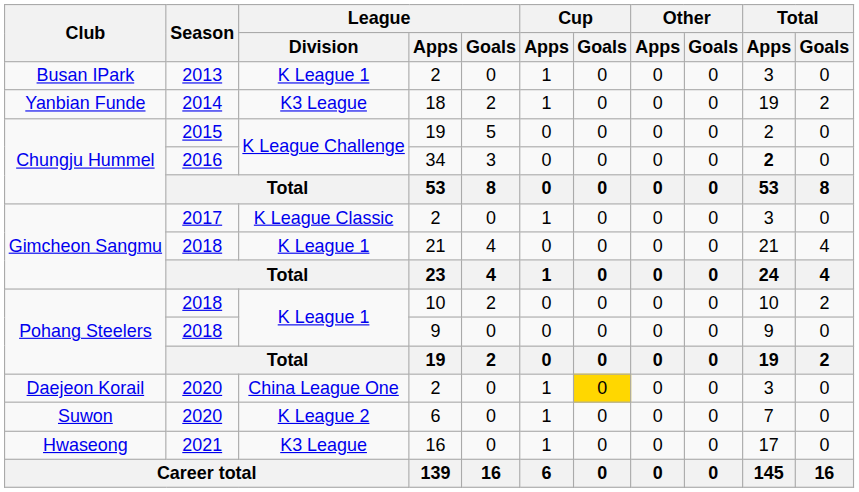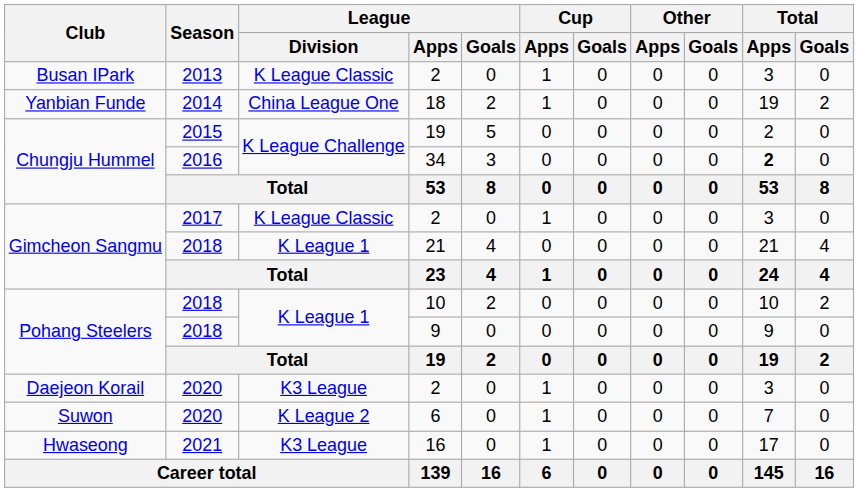(324, 75) K League 1 -> (324, 75) K League Classic
(324, 103) K3 League -> (324, 103) China League One
(324, 388) China League One -> (324, 388) K3 League
(602, 388) gold background -> (602, 388) no background
